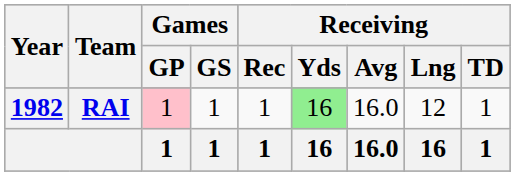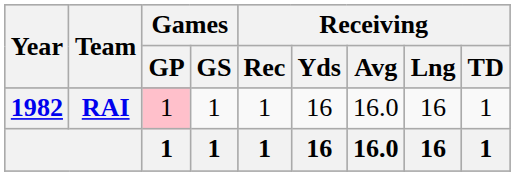(319, 107) lightgreen background -> (319, 107) no background
(433, 107) 12 -> (433, 107) 16
